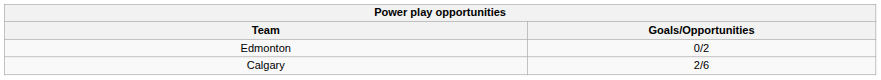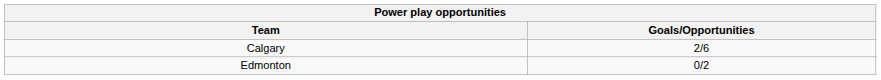rows swapped: (266, 65) <-> (266, 48)
